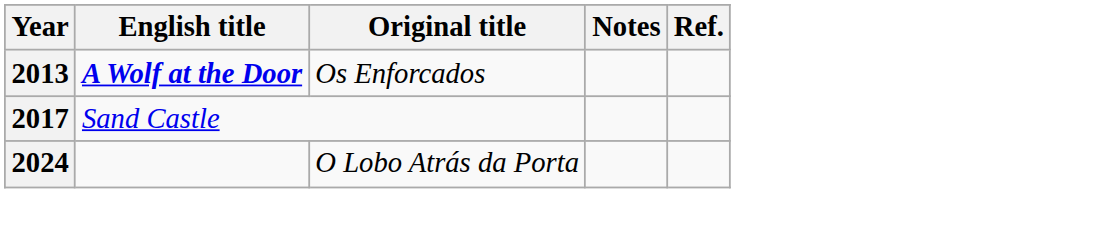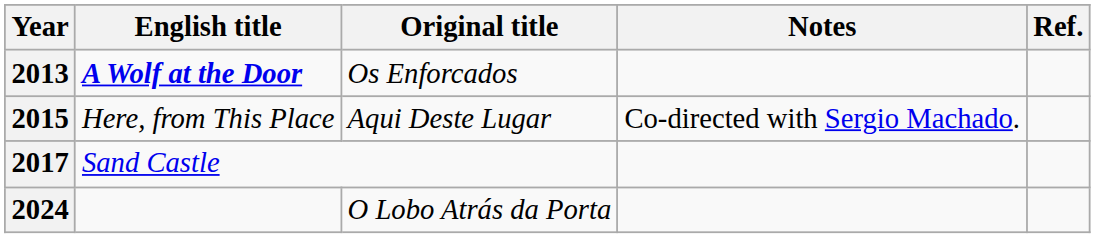+ row: (40, 118)
